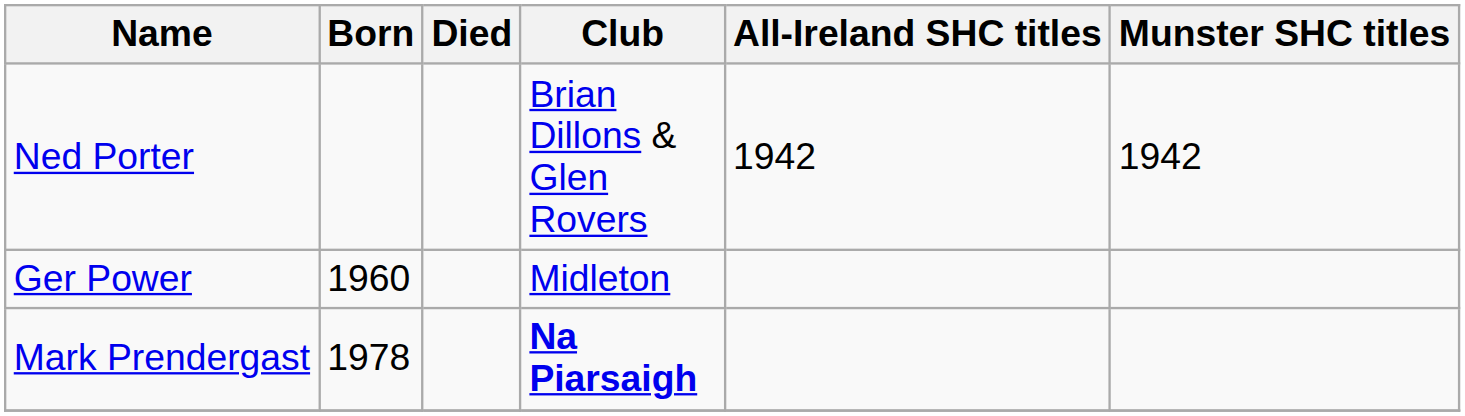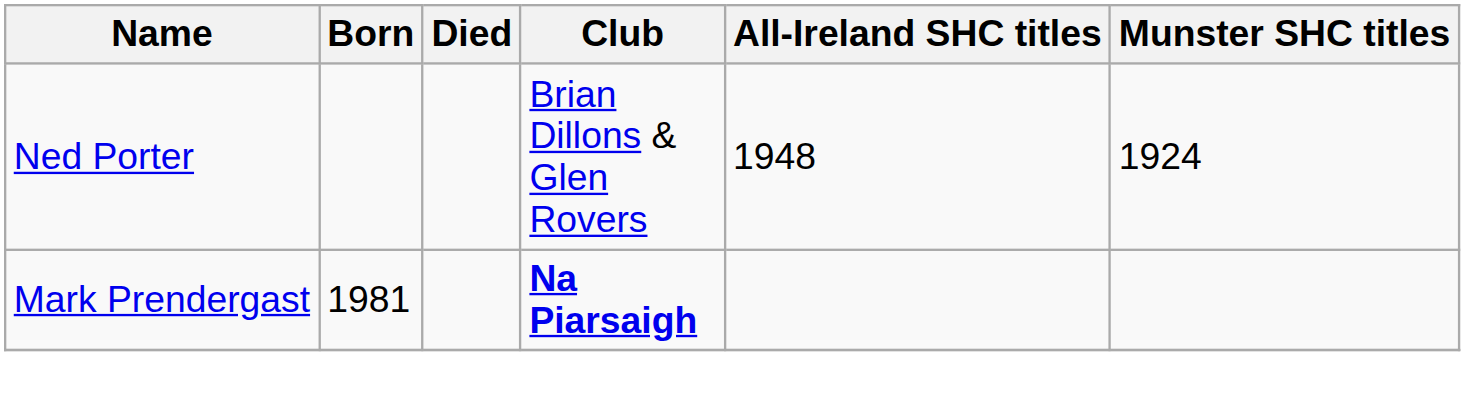(774, 156) 1942 -> (774, 156) 1948
(1160, 156) 1942 -> (1160, 156) 1924
- row: (103, 278)
(369, 358) 1978 -> (369, 299) 1981
